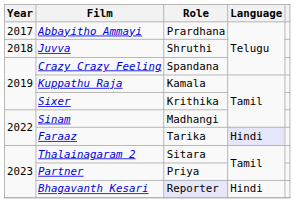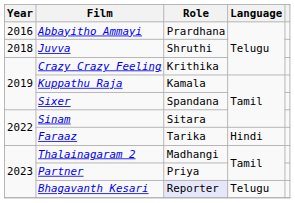(20, 31) 2017 -> (20, 31) 2016
(193, 66) Spandana -> (193, 66) Krithika
(193, 101) Krithika -> (193, 101) Spandana
(193, 119) Madhangi -> (186, 119) Sitara
(247, 136) lavender background -> (247, 136) no background
(186, 154) Sitara -> (193, 154) Madhangi
(247, 189) Hindi -> (250, 189) Telugu
